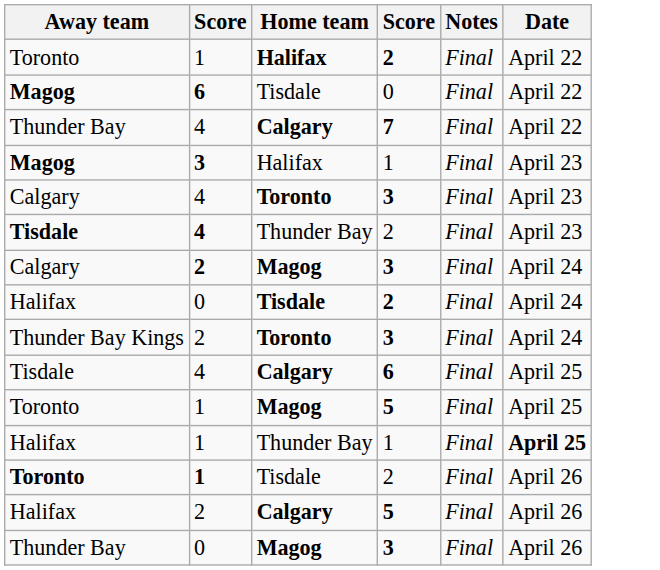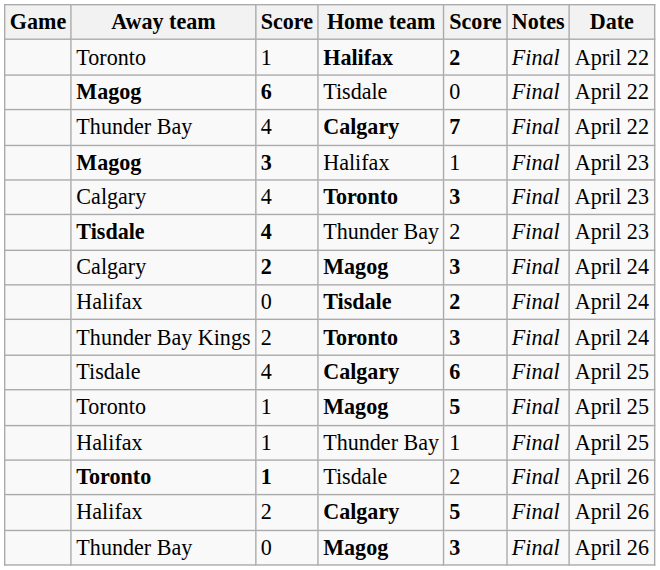+ column: (38, 22)
(547, 442) bold -> (612, 442) normal
